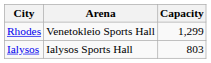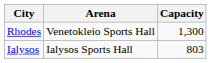(191, 31) 1,299 -> (191, 31) 1,300
